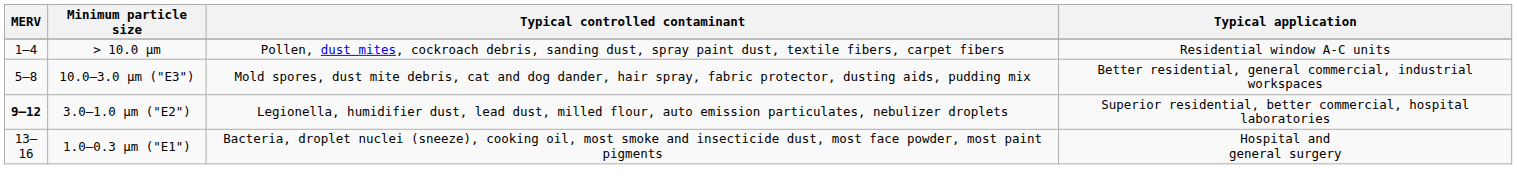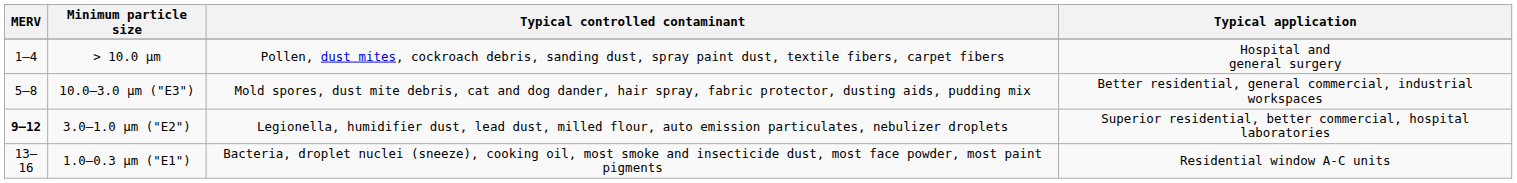(1285, 49) Residential window A-C units -> (1285, 57) Hospital and general surgery
(1285, 146) Hospital and general surgery -> (1285, 161) Residential window A-C units
